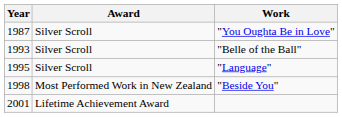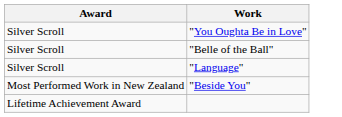- column: (18, 13)
